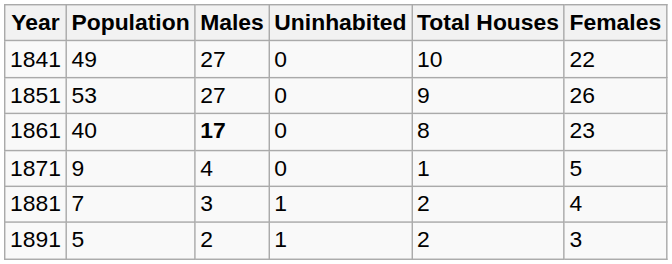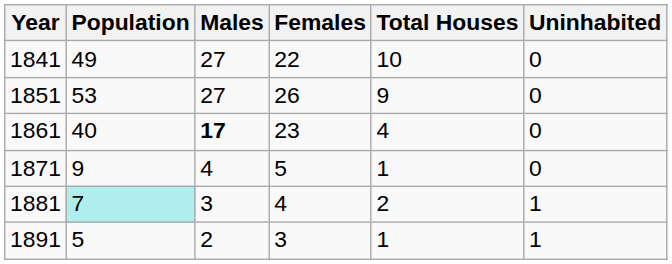columns swapped: (615, 22) <-> (340, 22)
(423, 131) 8 -> (383, 131) 4
(78, 204) no background -> (78, 204) paleturquoise background
(423, 240) 2 -> (383, 240) 1
